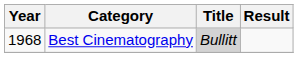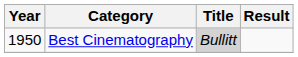(25, 40) 1968 -> (25, 40) 1950
